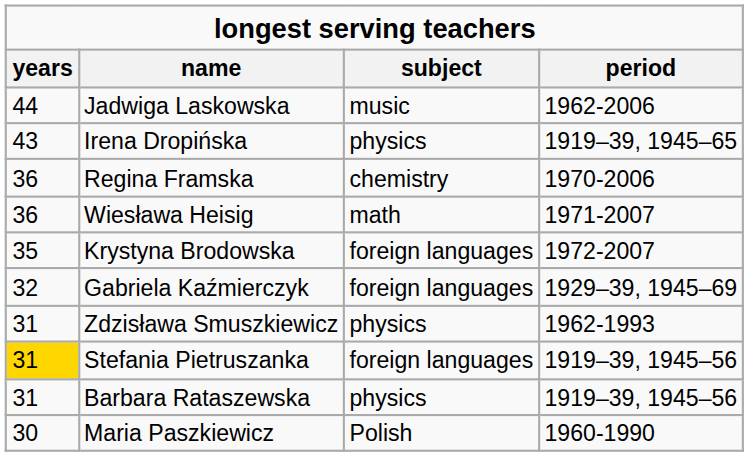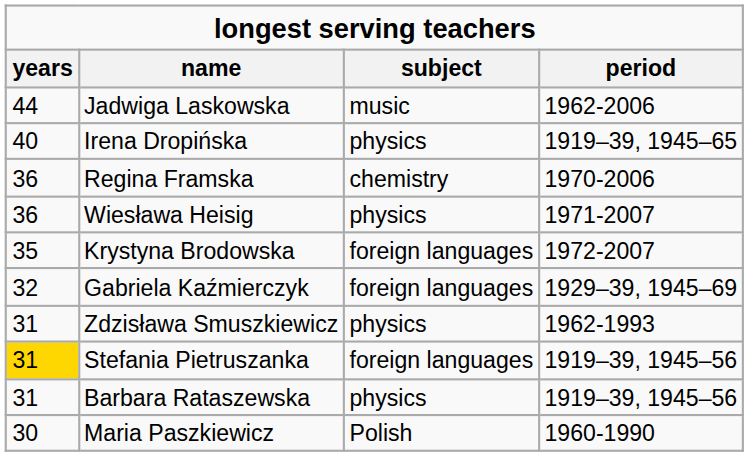(25, 141) 43 -> (25, 141) 40
(375, 214) math -> (388, 214) physics
